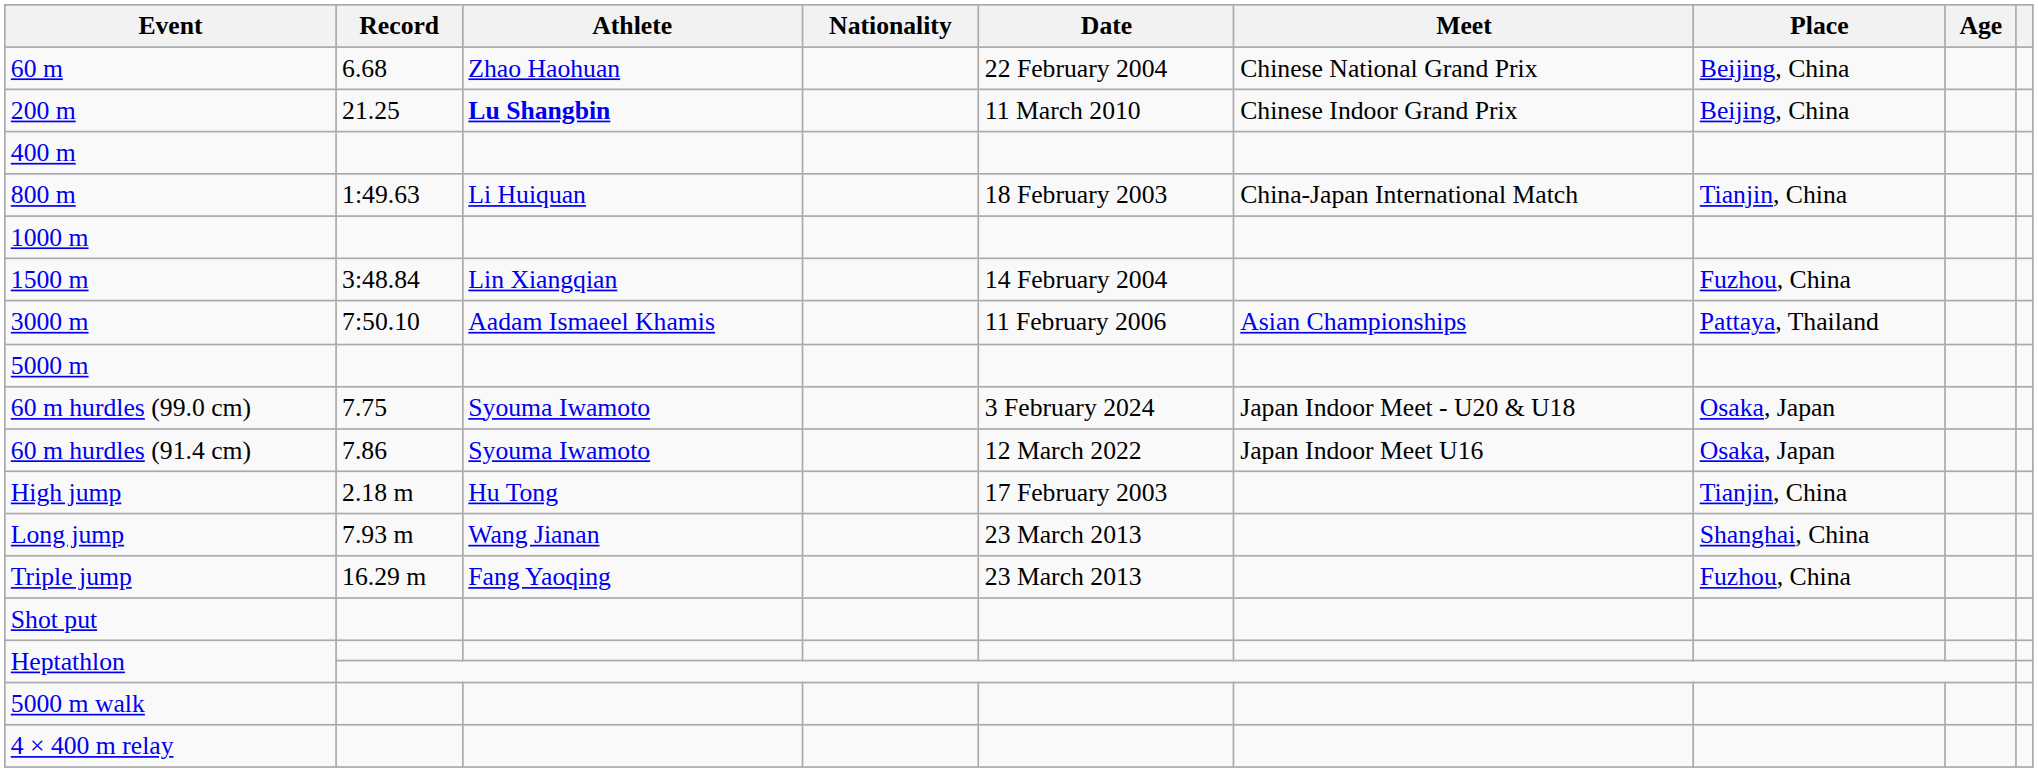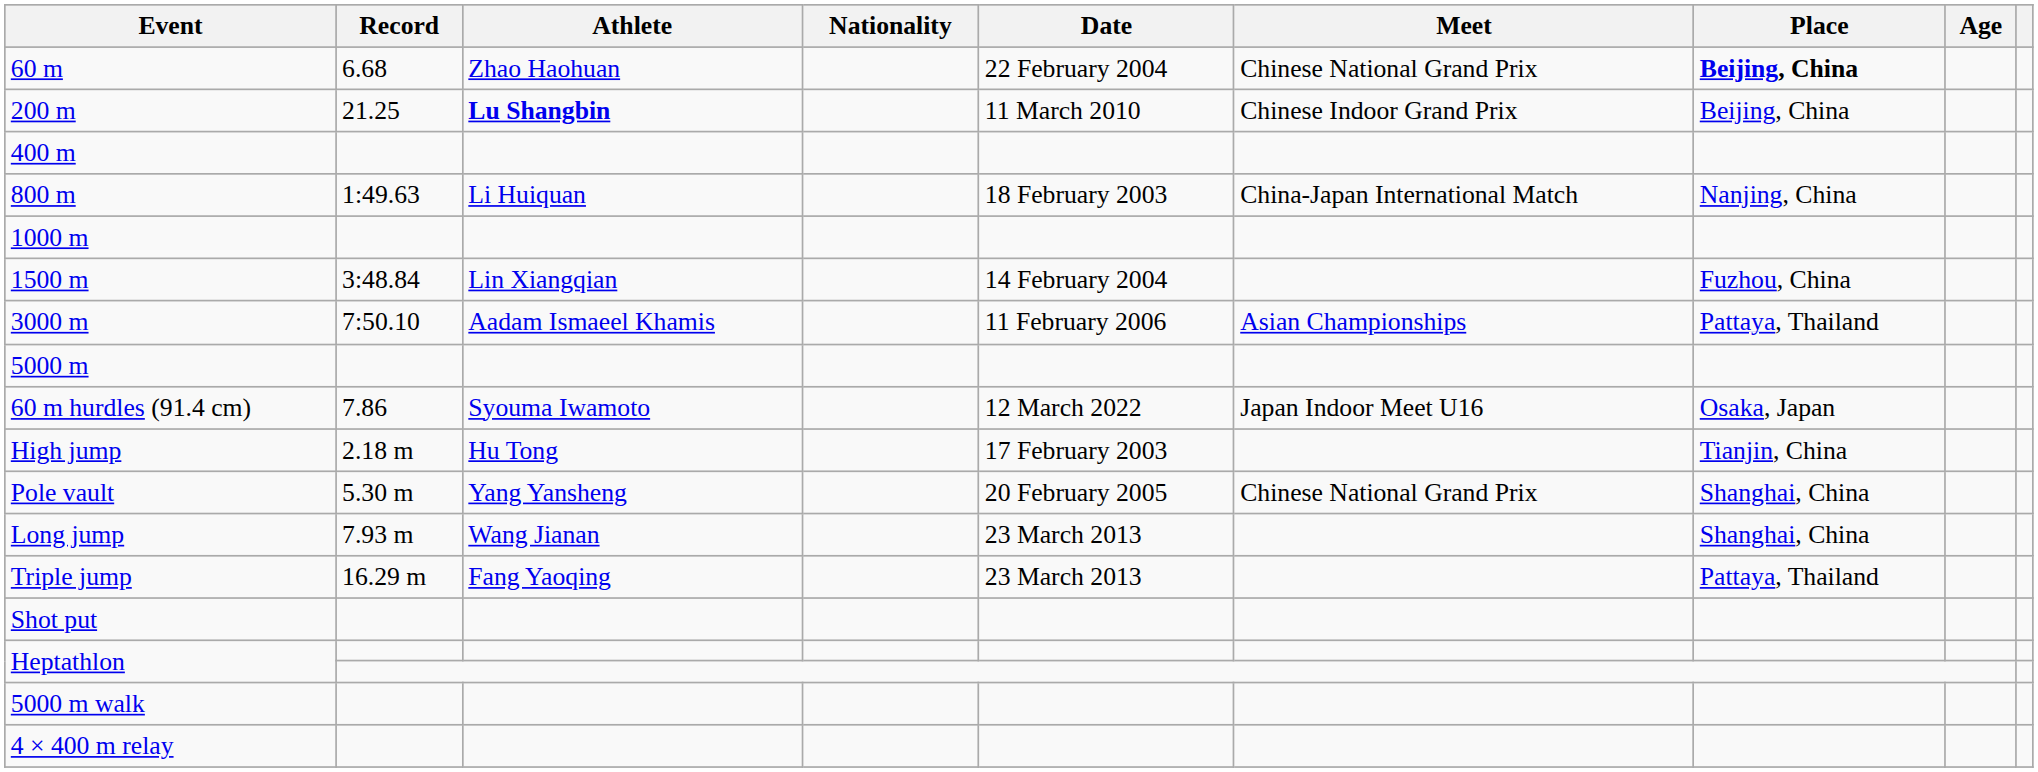(1775, 68) normal -> (1779, 68) bold
(1773, 195) Tianjin, China -> (1778, 195) Nanjing, China
- row: (131, 407)
+ row: (63, 491)
(1775, 576) Fuzhou, China -> (1789, 576) Pattaya, Thailand
